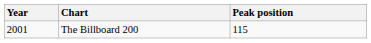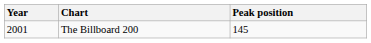(240, 29) 115 -> (240, 29) 145
